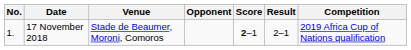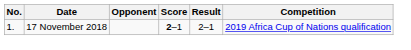- column: (136, 12)
